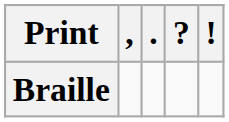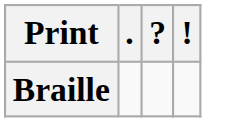- column: (130, 33)
